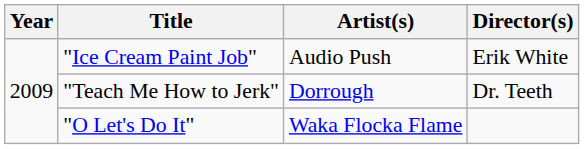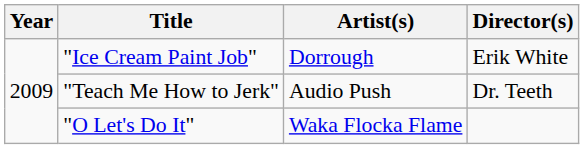(340, 56) Audio Push -> (331, 56) Dorrough
(331, 90) Dorrough -> (340, 90) Audio Push
